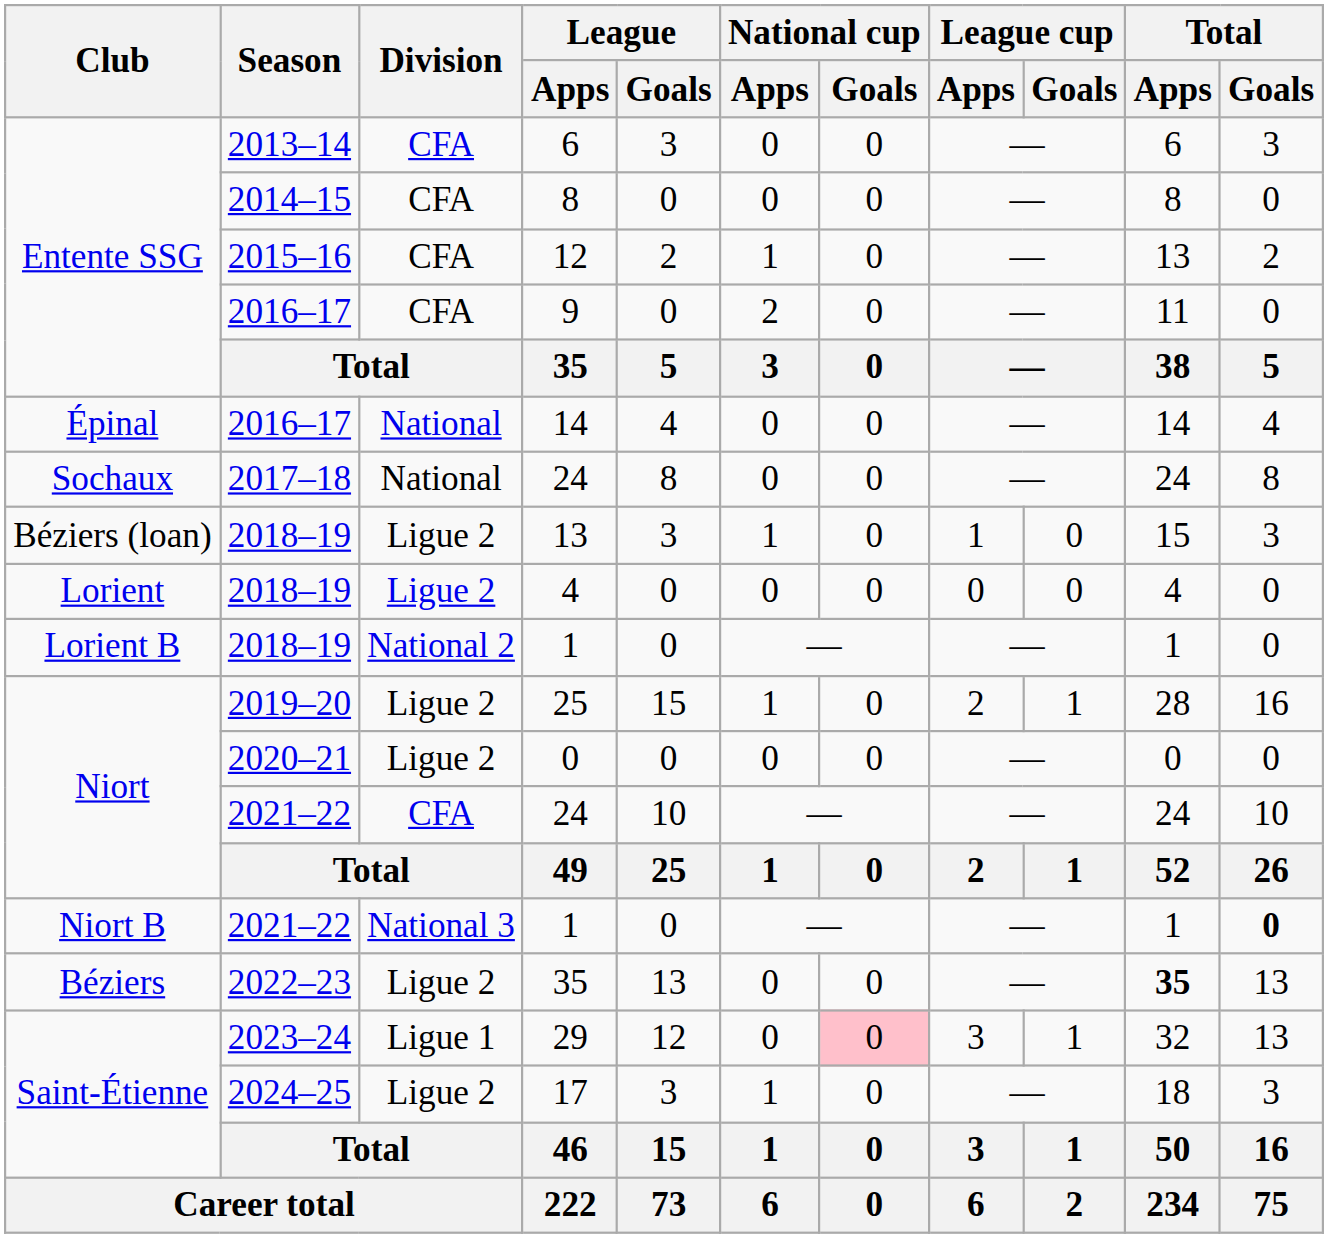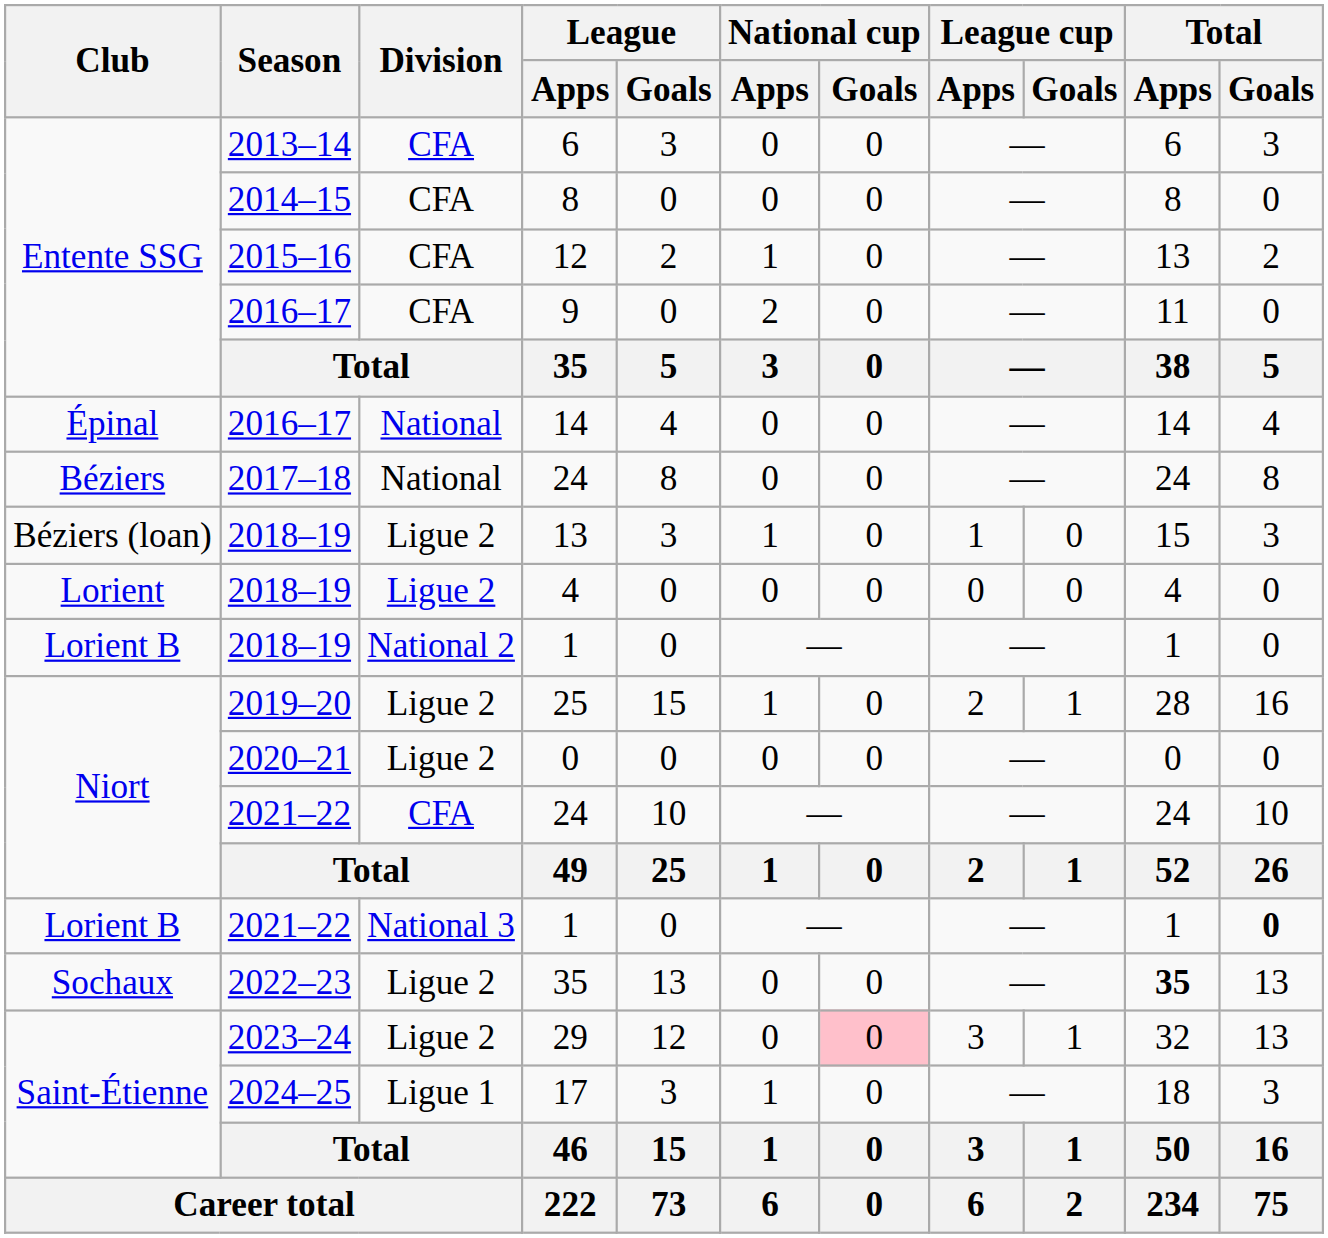(112, 479) Sochaux -> (112, 479) Béziers
(112, 925) Niort B -> (112, 925) Lorient B
(112, 981) Béziers -> (112, 981) Sochaux
(441, 1037) Ligue 1 -> (441, 1037) Ligue 2
(441, 1093) Ligue 2 -> (441, 1093) Ligue 1
